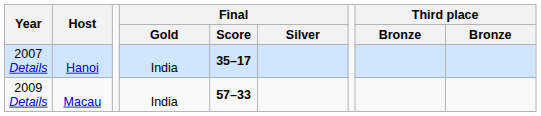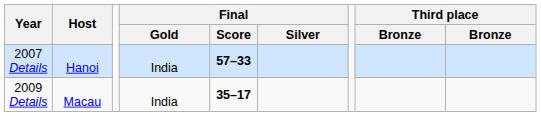(234, 61) 35–17 -> (234, 61) 57–33
(234, 95) 57–33 -> (234, 95) 35–17
